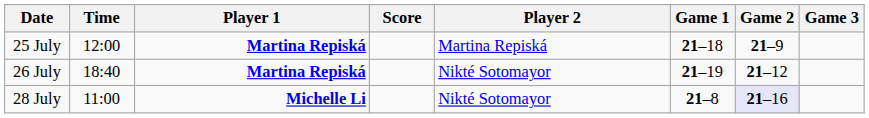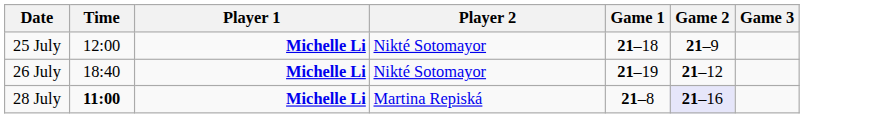- column: (402, 18)
(306, 45) Martina Repiská -> (326, 45) Michelle Li
(493, 45) Martina Repiská -> (430, 45) Nikté Sotomayor
(306, 72) Martina Repiská -> (326, 72) Michelle Li
(102, 99) normal -> (102, 99) bold
(494, 99) Nikté Sotomayor -> (428, 99) Martina Repiská
